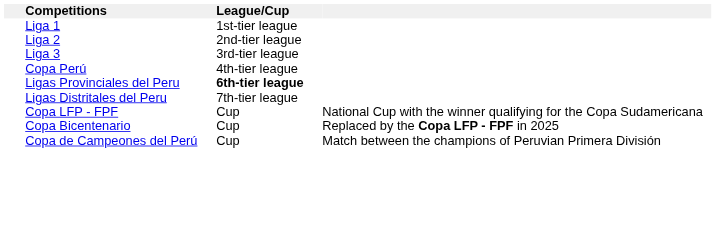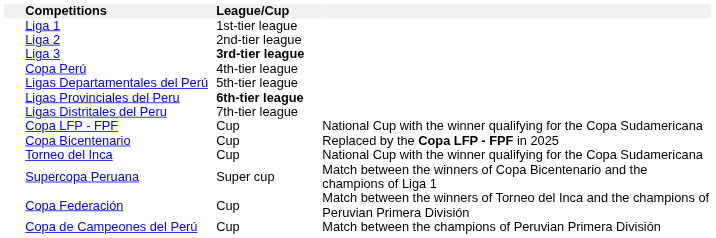(257, 54) normal -> (260, 54) bold
+ row: (117, 83)
+ row: (69, 155)
+ row: (82, 176)
+ row: (74, 205)
